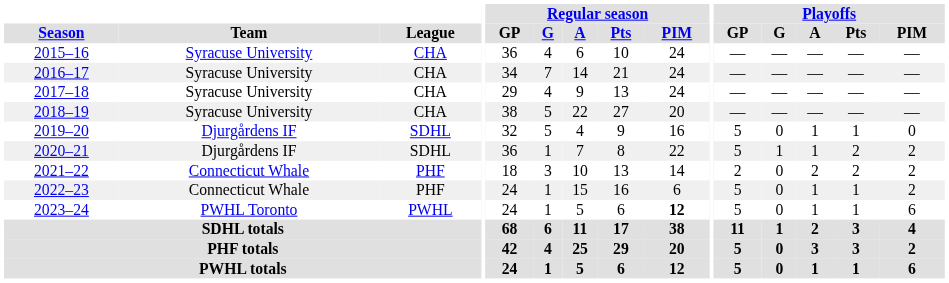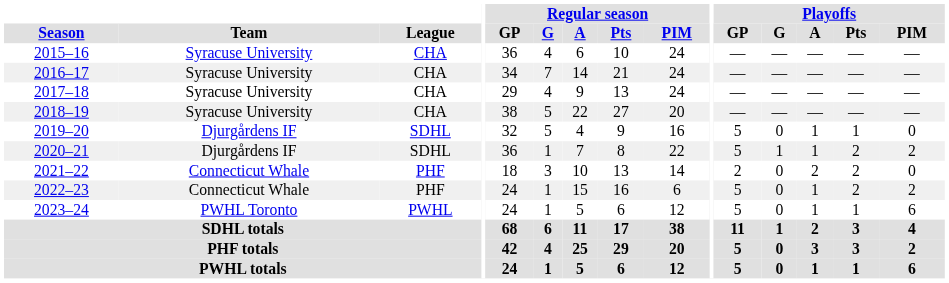(912, 170) 2 -> (912, 170) 0
(856, 190) 1 -> (856, 190) 2
(677, 209) bold -> (677, 209) normal
